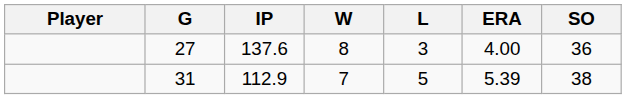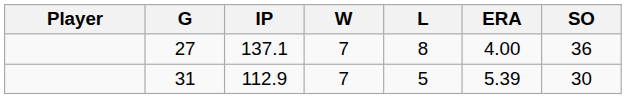(264, 49) 137.6 -> (264, 49) 137.1
(344, 49) 8 -> (344, 49) 7
(423, 49) 3 -> (423, 49) 8
(581, 78) 38 -> (581, 78) 30
